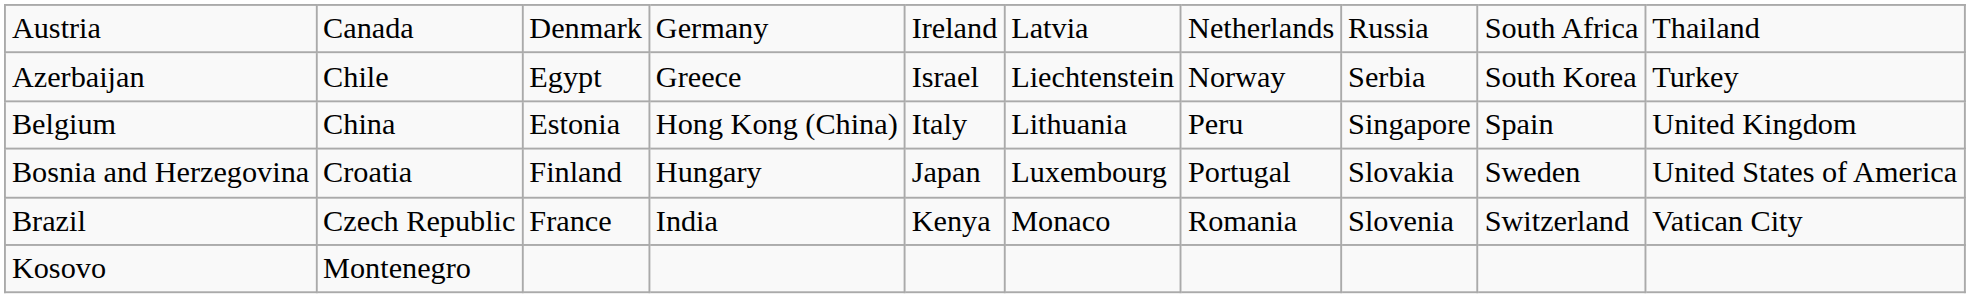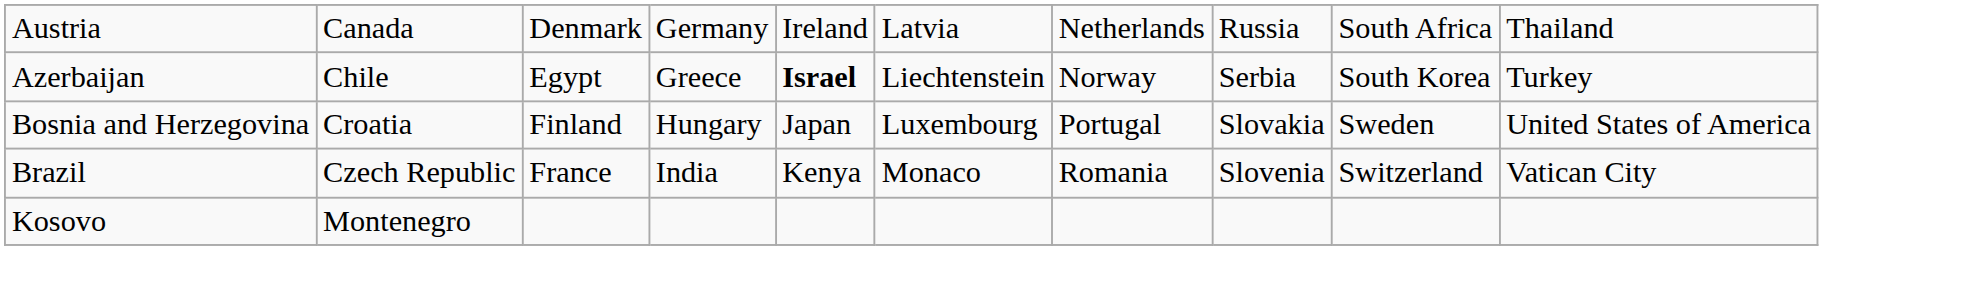(945, 76) normal -> (819, 76) bold
- row: (64, 124)
